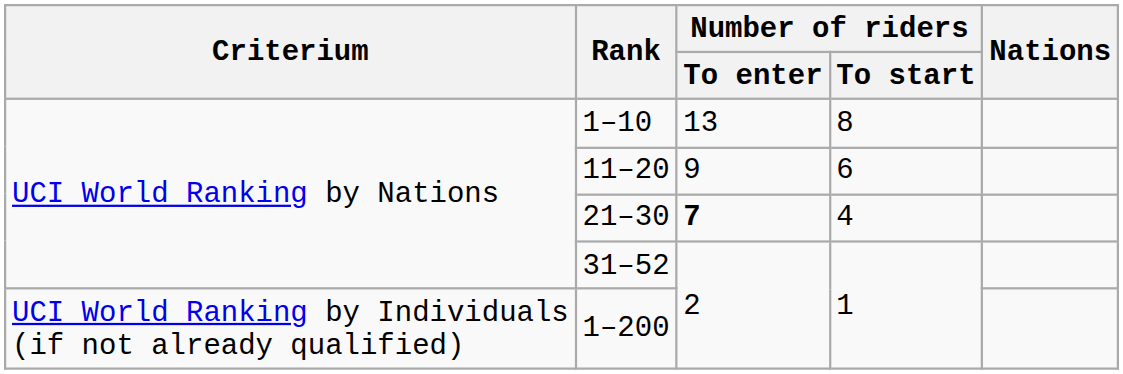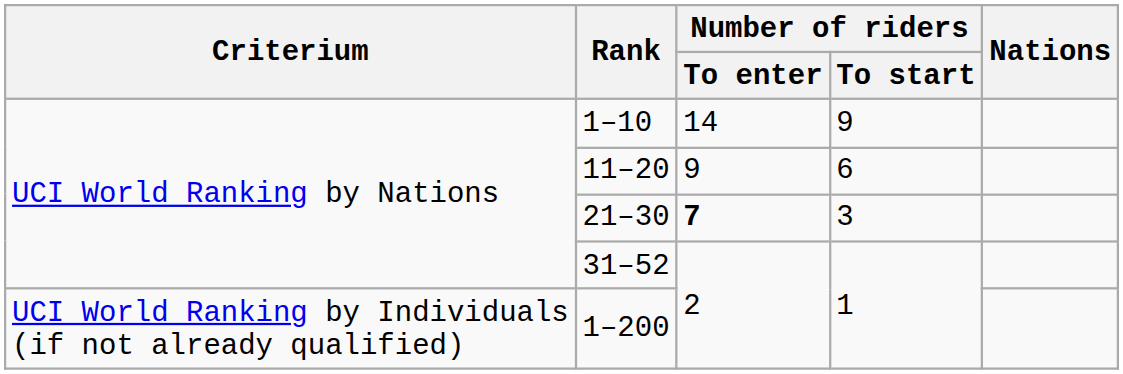(701, 123) 13 -> (701, 123) 14
(845, 123) 8 -> (845, 123) 9
(845, 218) 4 -> (845, 218) 3
